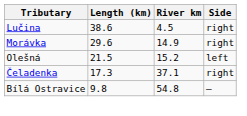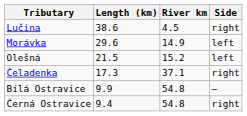(220, 42) right -> (223, 42) left
(98, 88) 9.8 -> (104, 88) 9.9
+ row: (49, 104)
